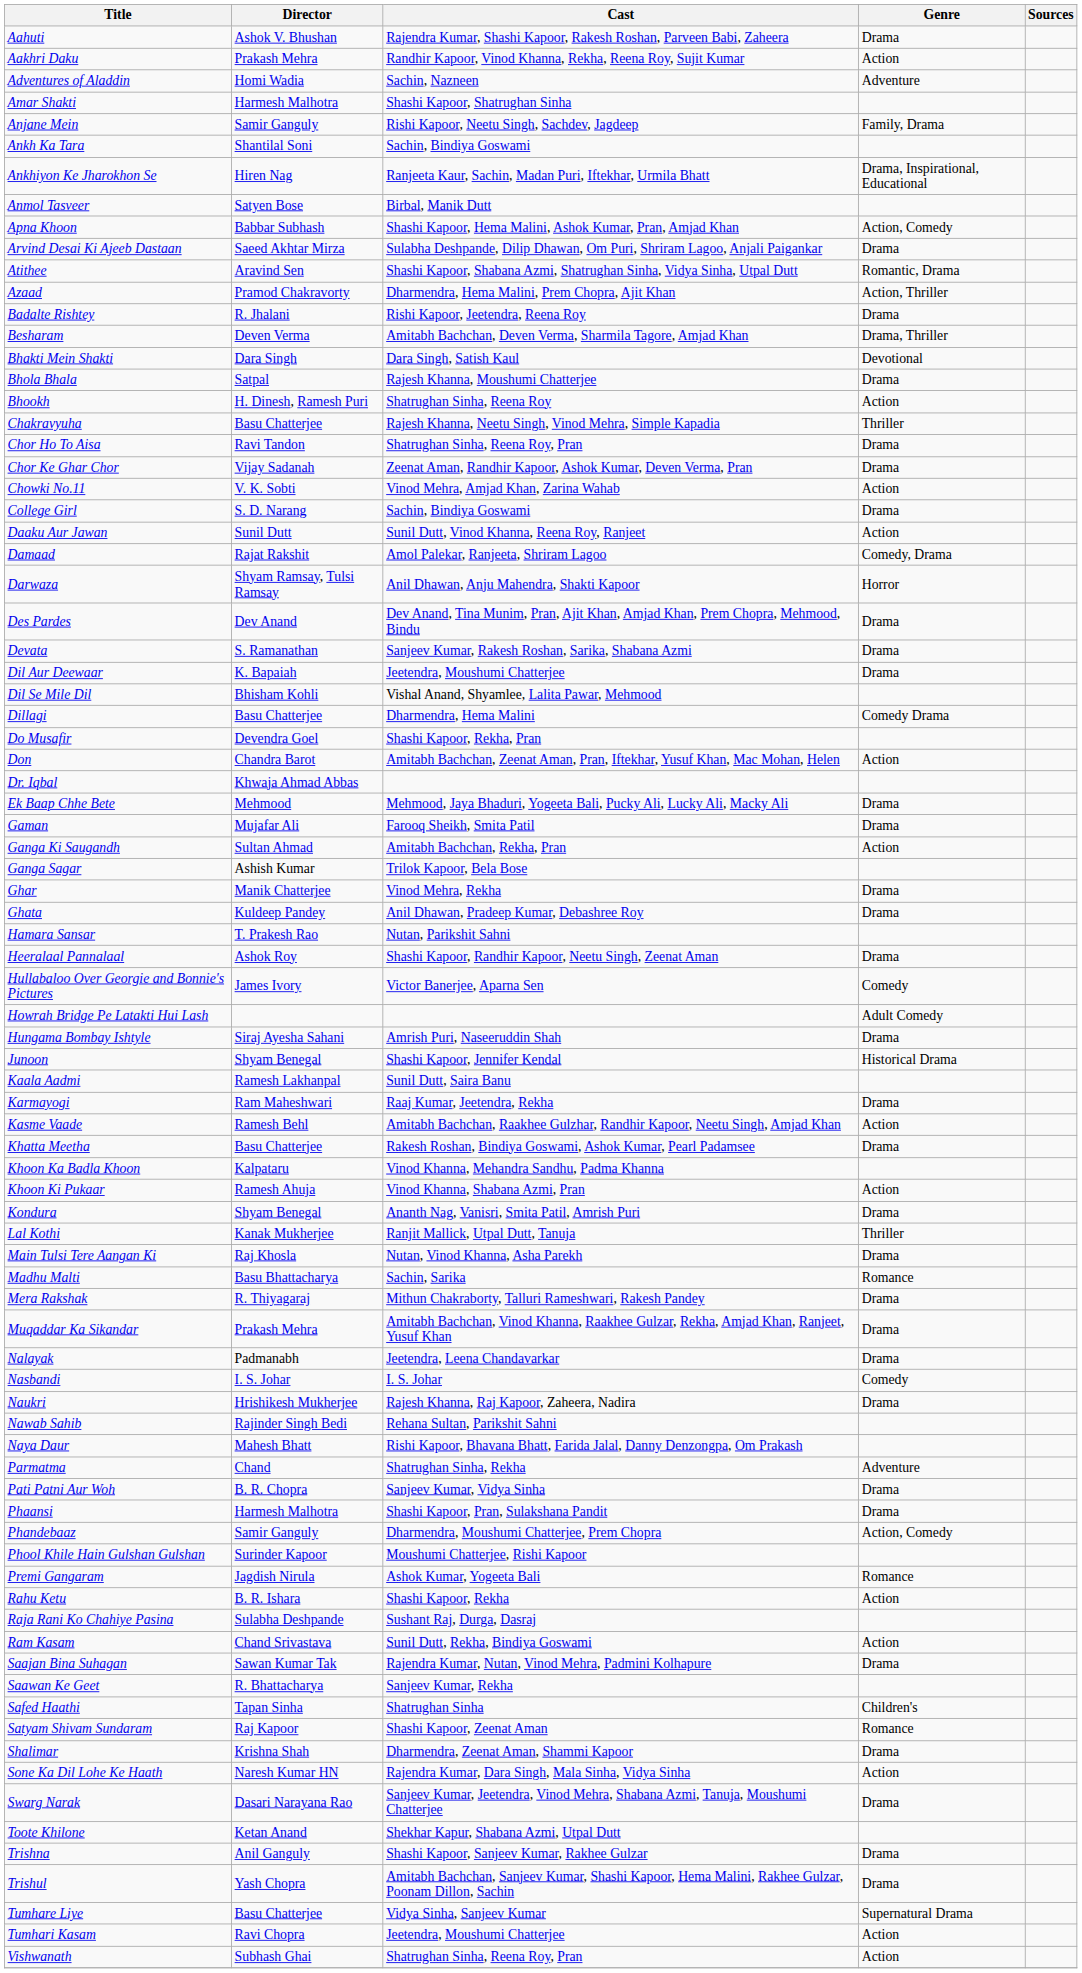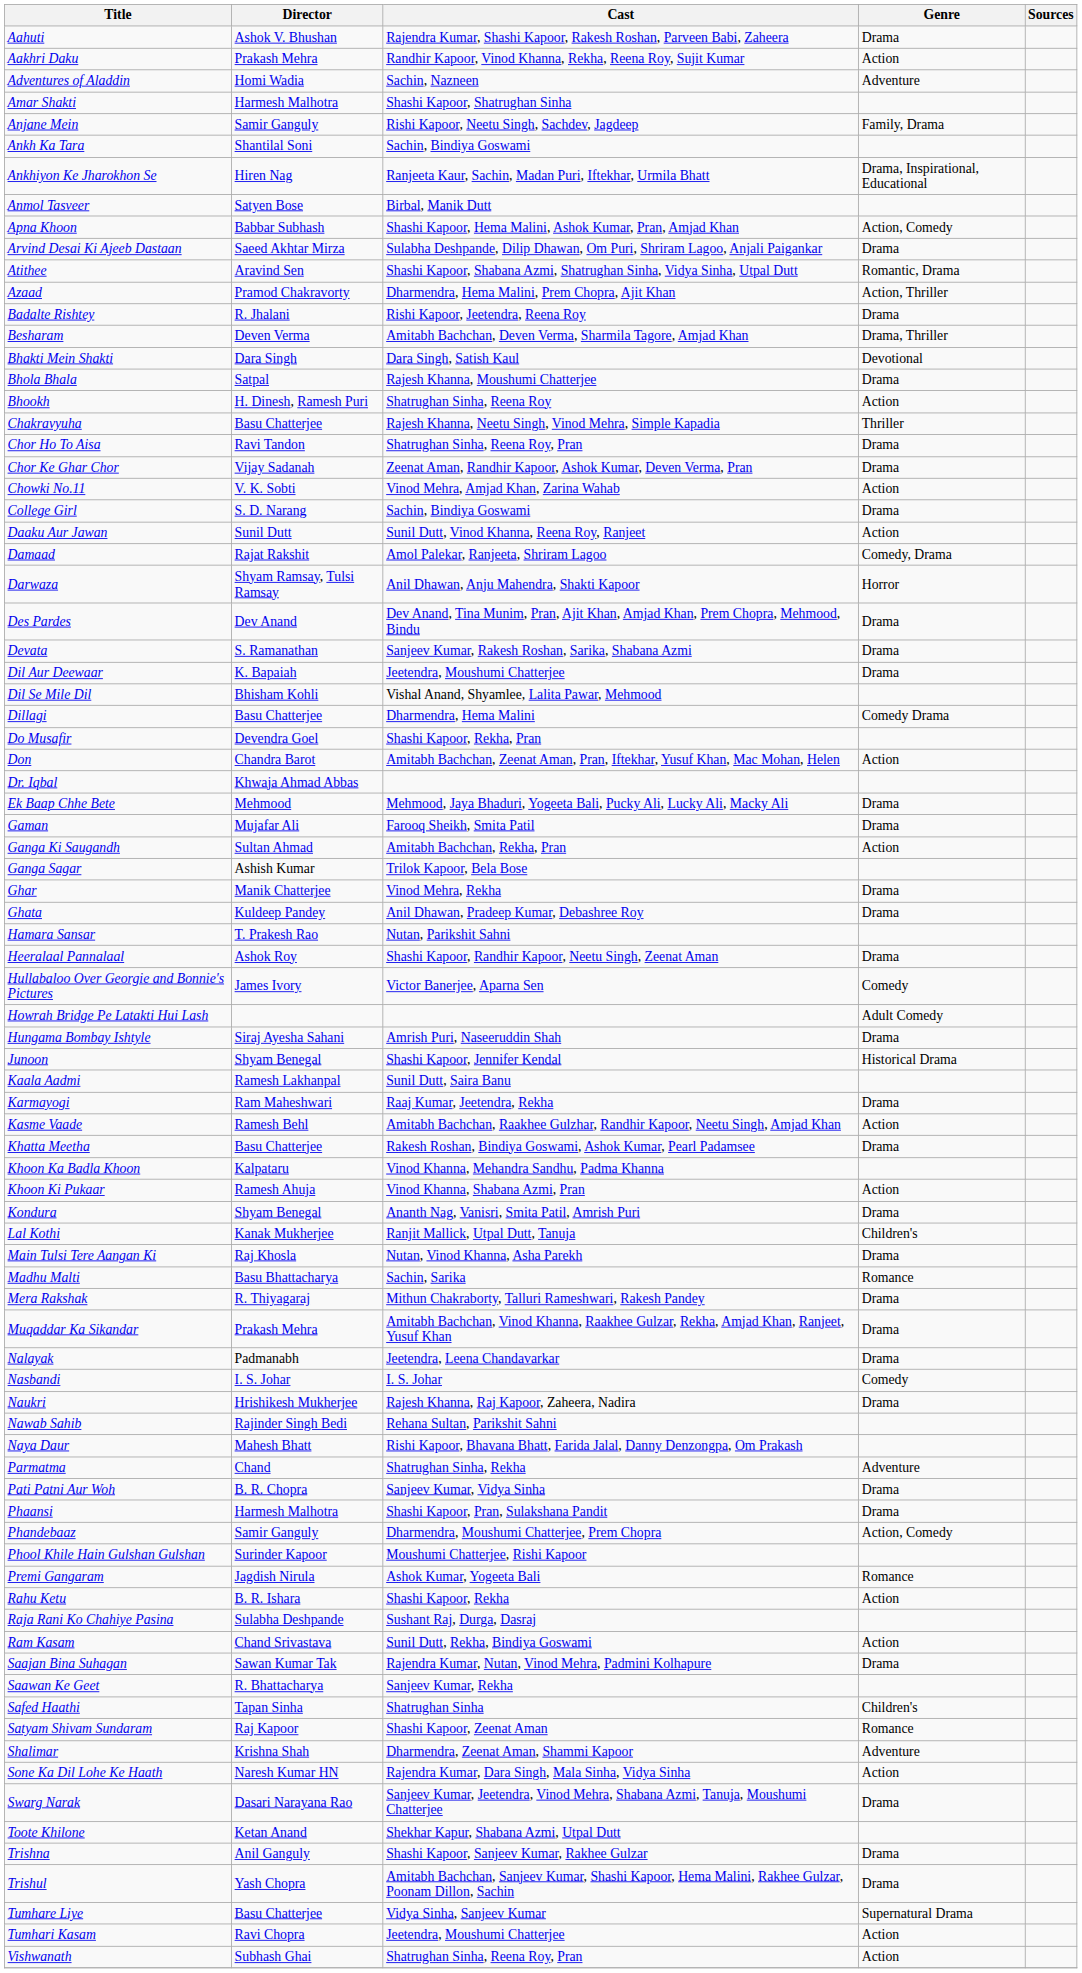(883, 1233) Thriller -> (890, 1233) Children's
(880, 1751) Drama -> (891, 1751) Adventure
